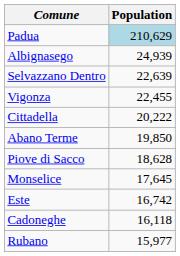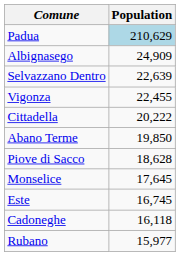(154, 55) 24,939 -> (154, 55) 24,909
(154, 199) 16,742 -> (154, 199) 16,745
